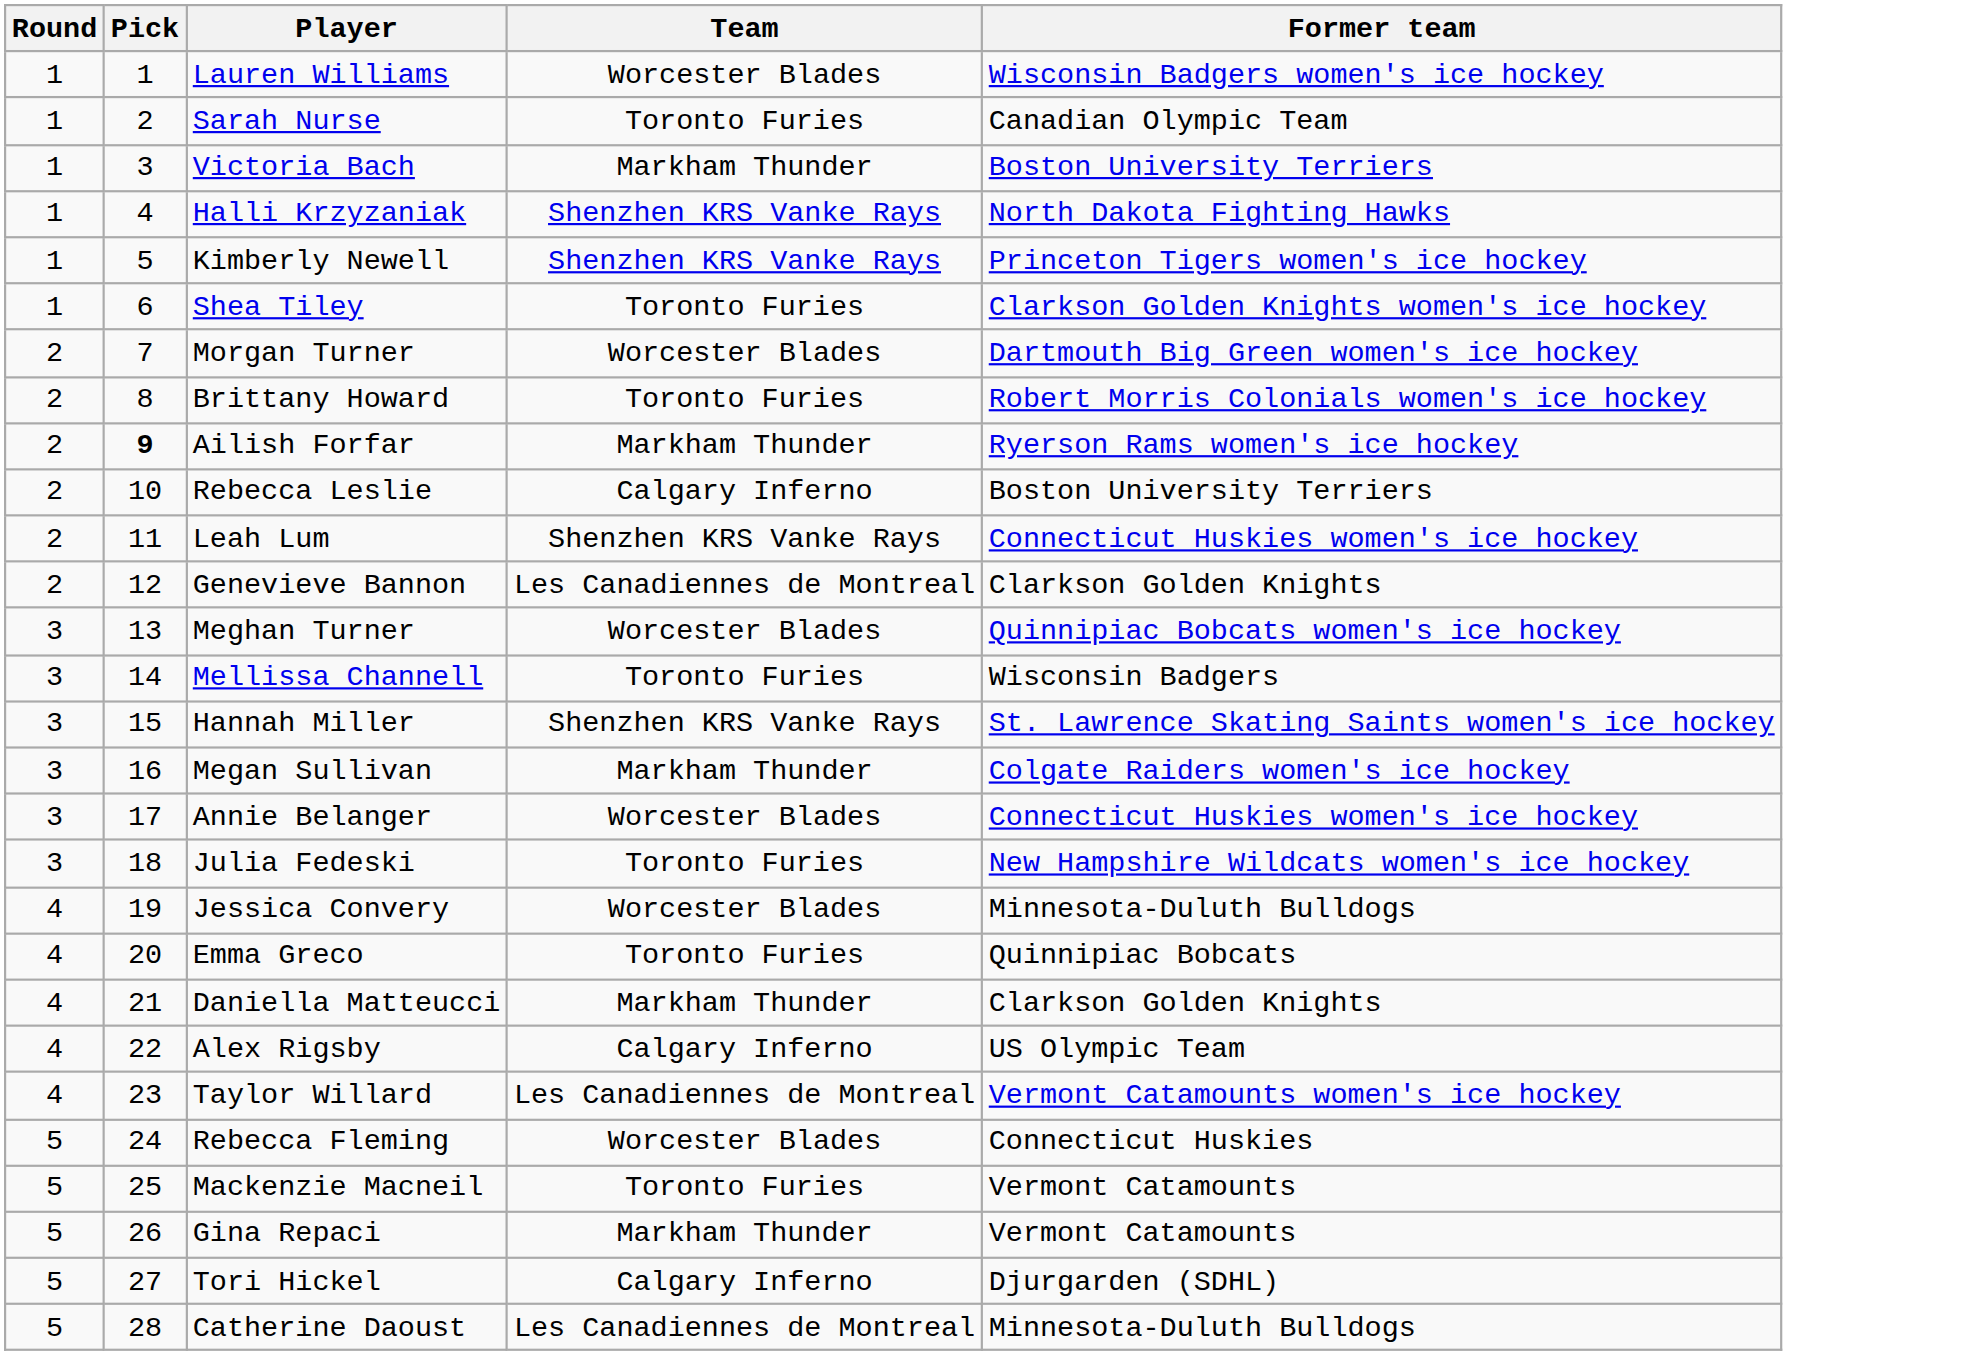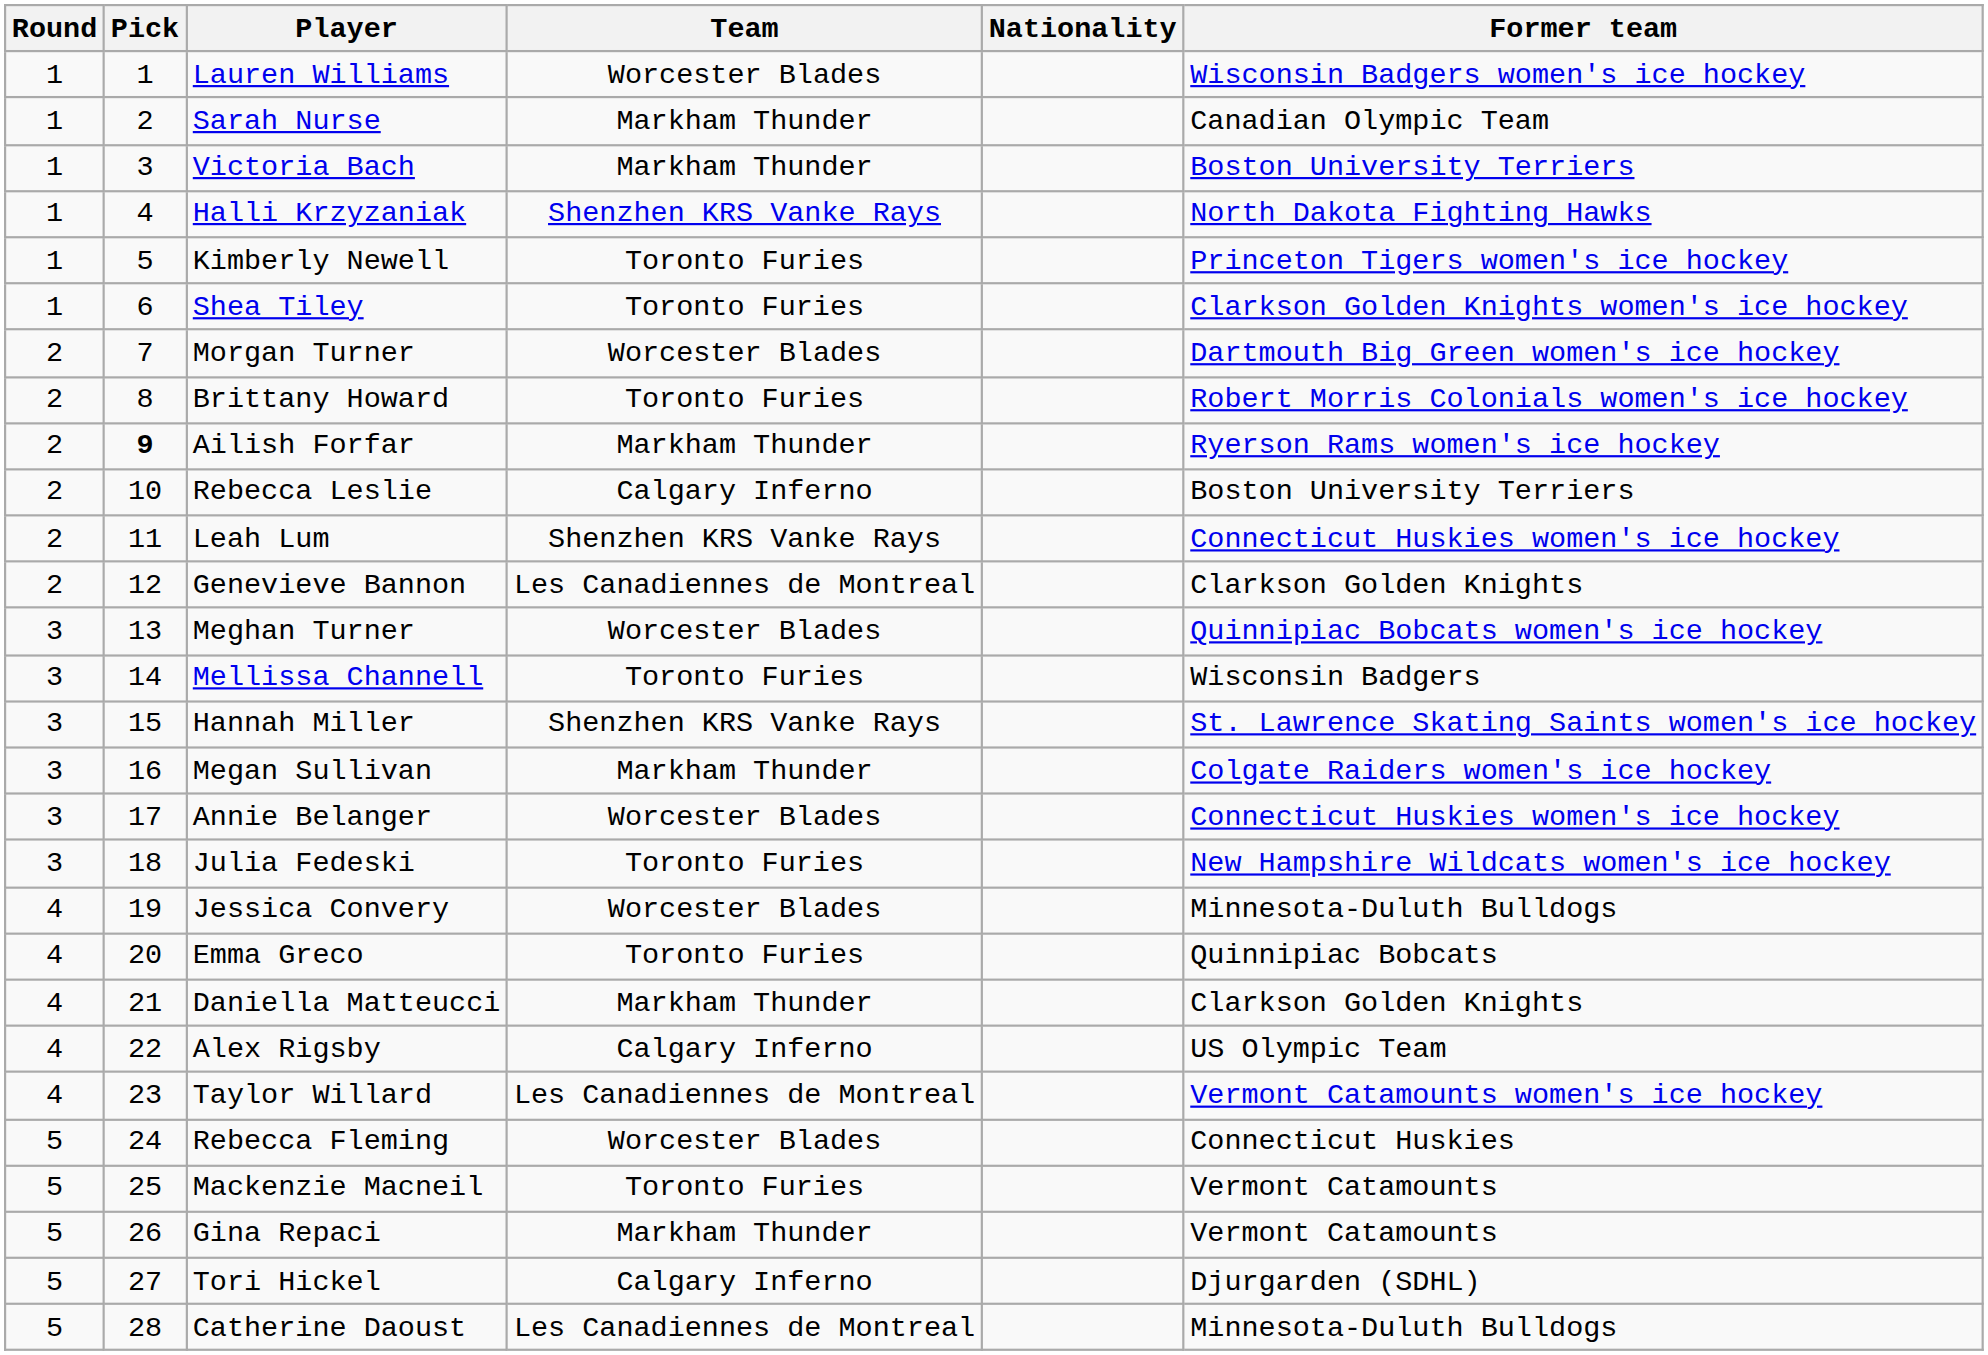+ column: (1083, 28)
(745, 121) Toronto Furies -> (745, 121) Markham Thunder
(745, 260) Shenzhen KRS Vanke Rays -> (745, 260) Toronto Furies
